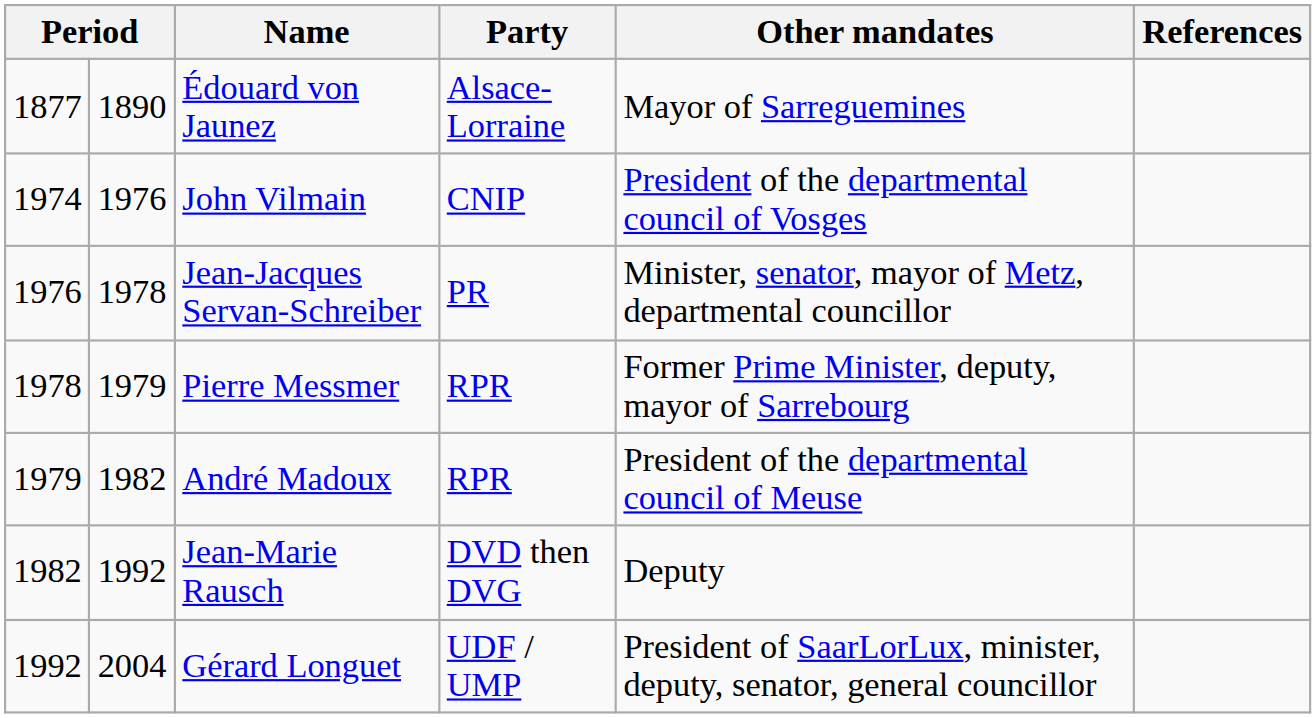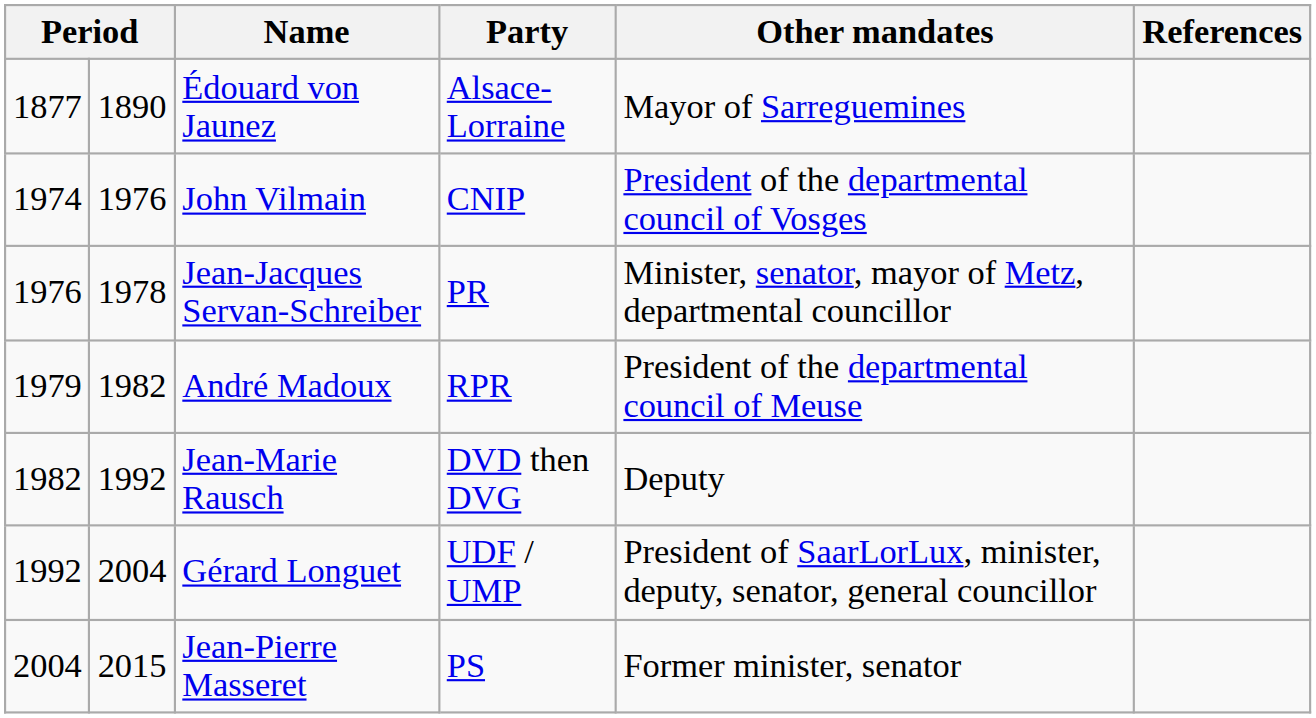- row: (291, 385)
+ row: (260, 665)
